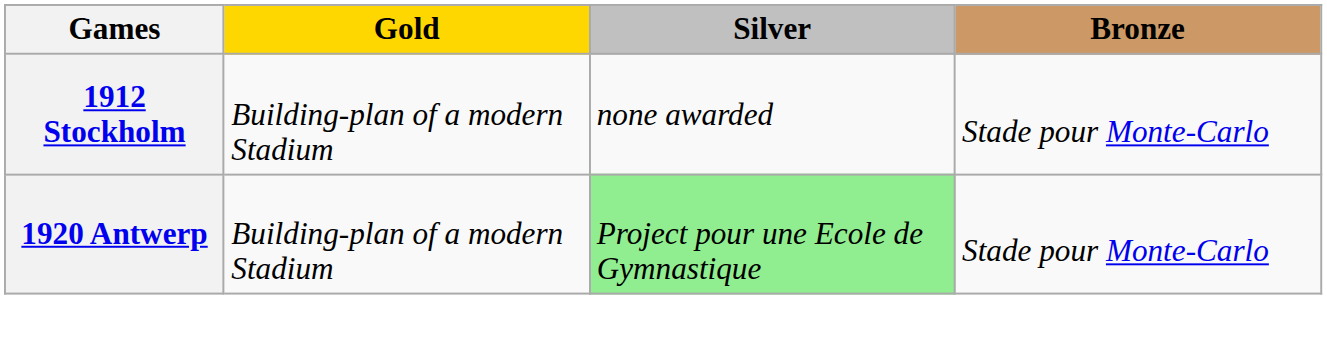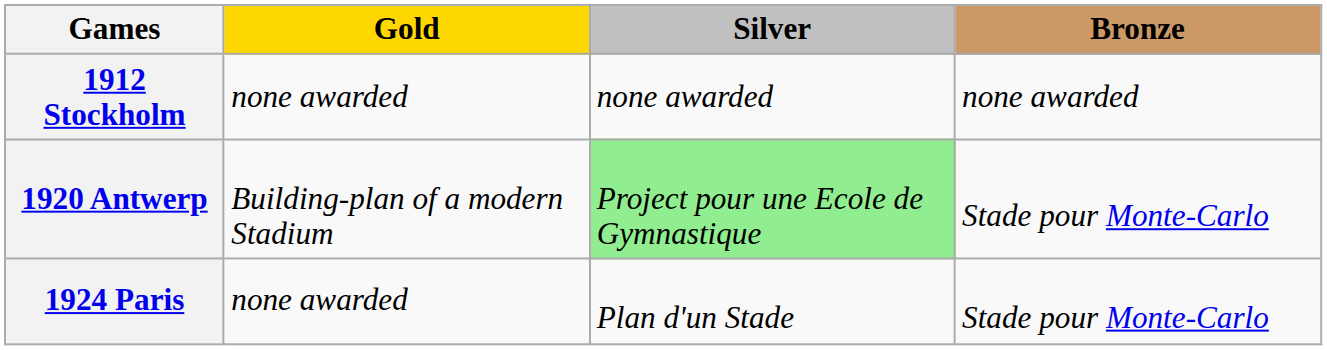(397, 131) Building-plan of a modern Stadium -> (320, 96) none awarded
(1115, 131) Stade pour Monte-Carlo -> (1050, 96) none awarded
+ row: (115, 300)
